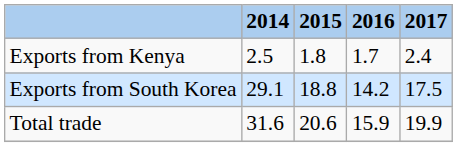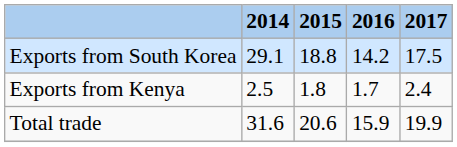rows swapped: (97, 55) <-> (123, 89)
